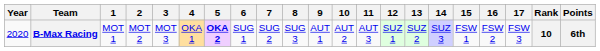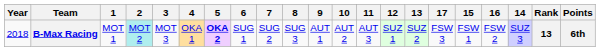columns swapped: (441, 12) <-> (519, 12)
(18, 33) 2020 -> (18, 33) 2018
(140, 33) no background -> (140, 33) paleturquoise background
(546, 33) 10 -> (546, 33) 13
